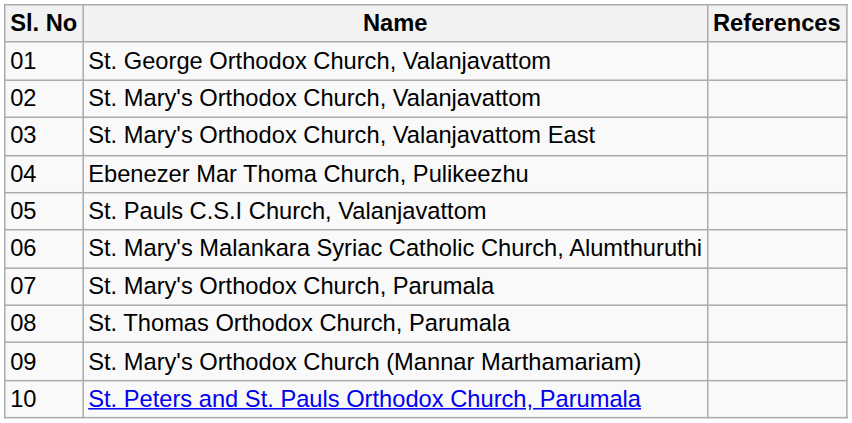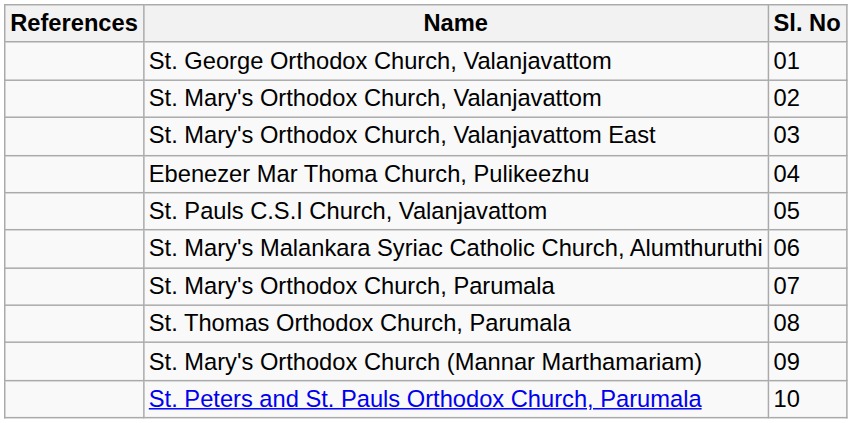columns swapped: (44, 23) <-> (777, 23)
